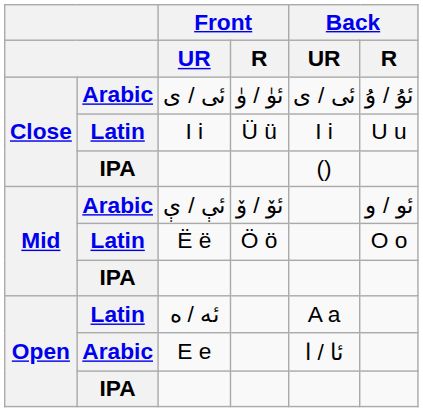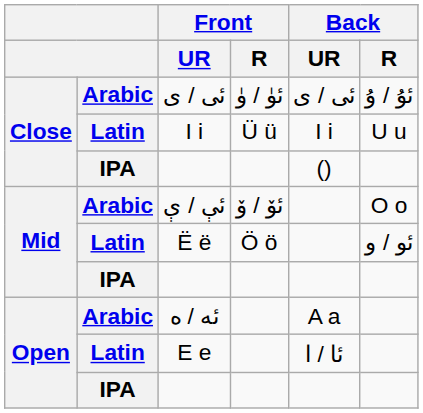(389, 205) ئو / و -> (389, 204) O o
(389, 241) O o -> (389, 242) ئو / و
(118, 314) Latin -> (118, 315) Arabic
(118, 351) Arabic -> (118, 353) Latin
